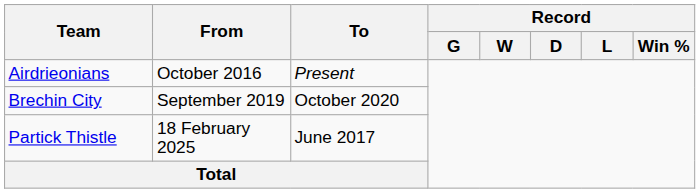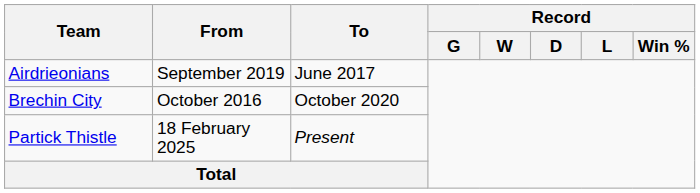(209, 73) October 2016 -> (221, 73) September 2019
(324, 73) Present -> (335, 73) June 2017
(221, 100) September 2019 -> (209, 100) October 2016
(335, 137) June 2017 -> (324, 137) Present
